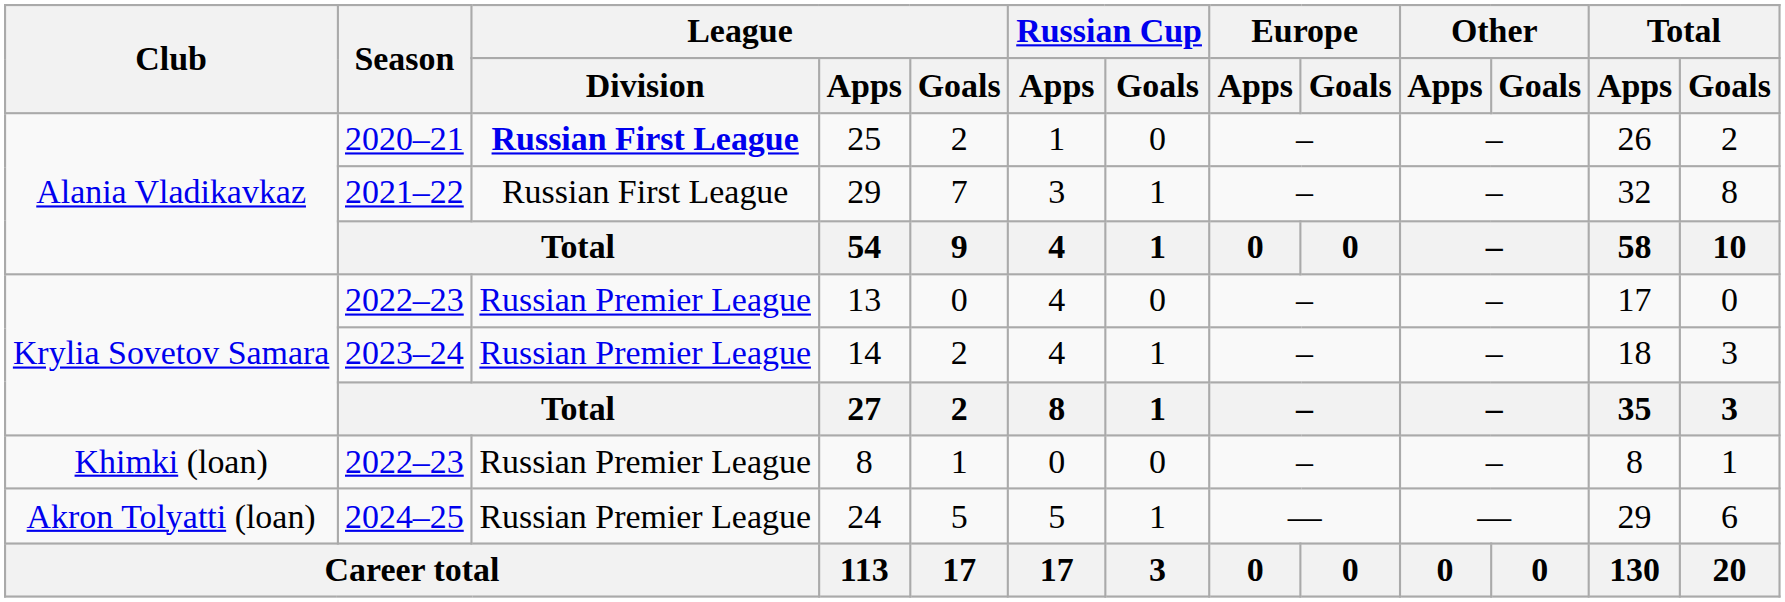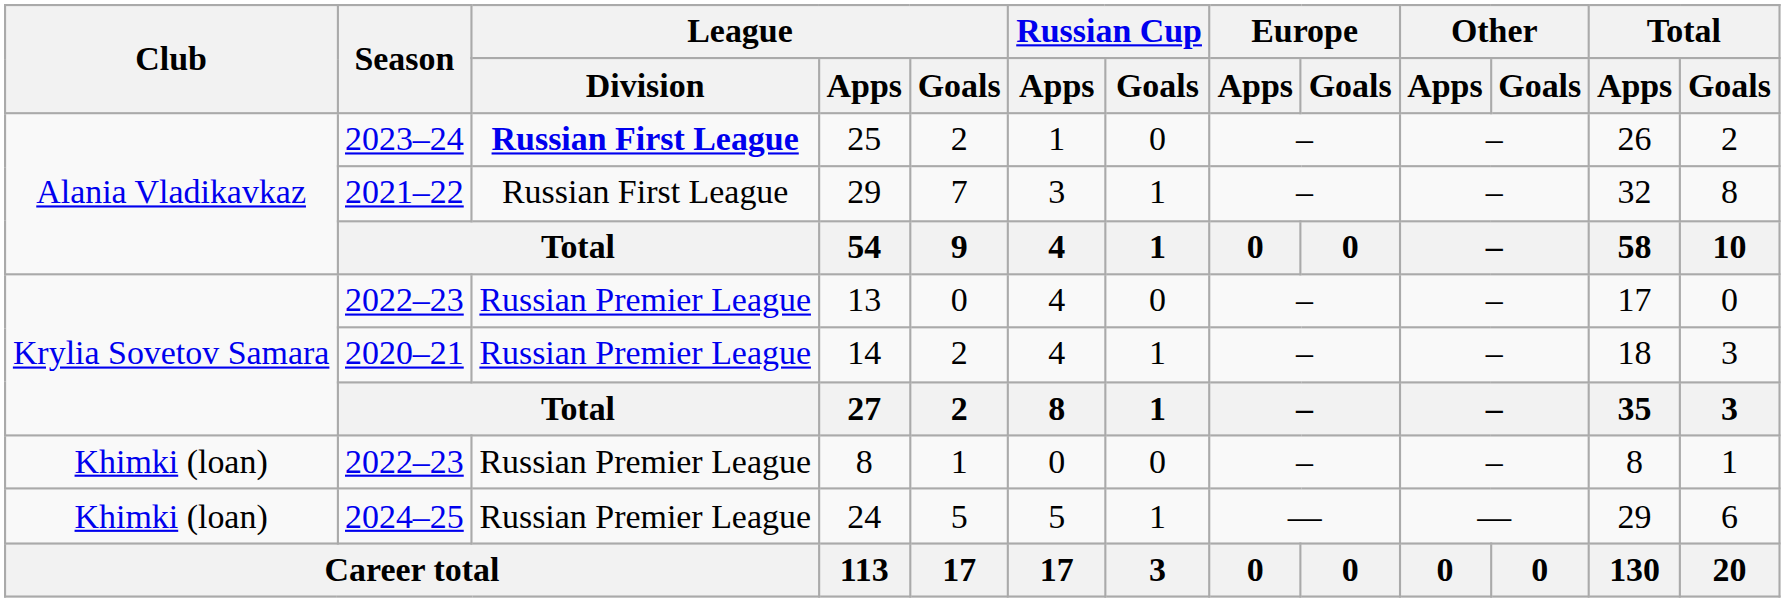(404, 138) 2020–21 -> (404, 138) 2023–24
(404, 354) 2023–24 -> (404, 354) 2020–21
(171, 515) Akron Tolyatti (loan) -> (171, 515) Khimki (loan)
